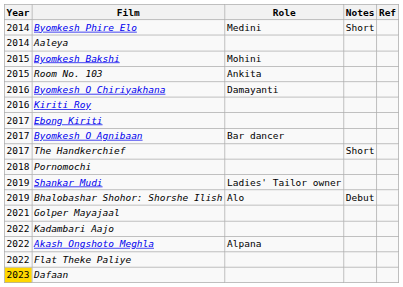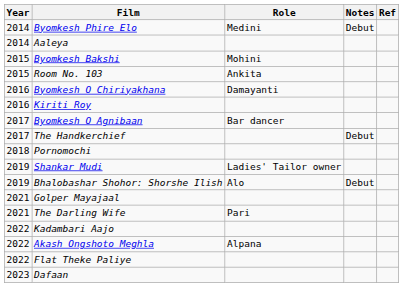(360, 28) Short -> (360, 28) Debut
- row: (68, 120)
(360, 151) Short -> (360, 136) Debut
+ row: (80, 213)
(18, 275) gold background -> (18, 275) no background
